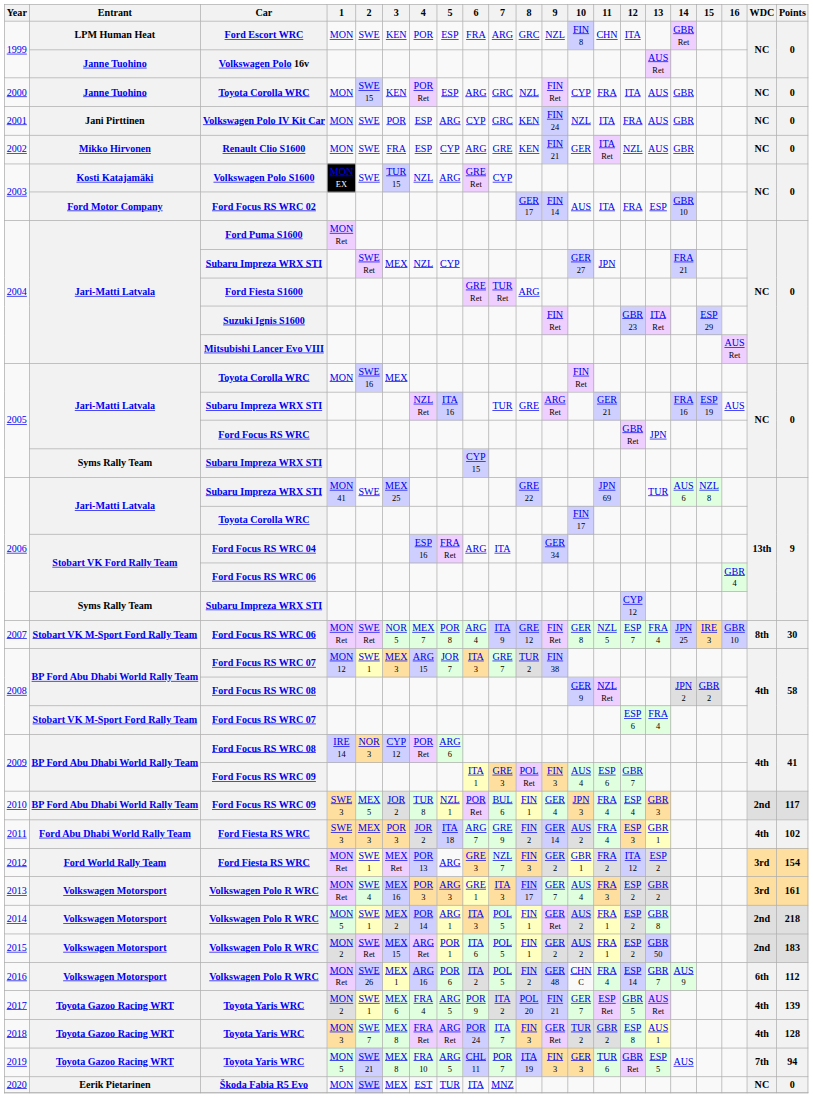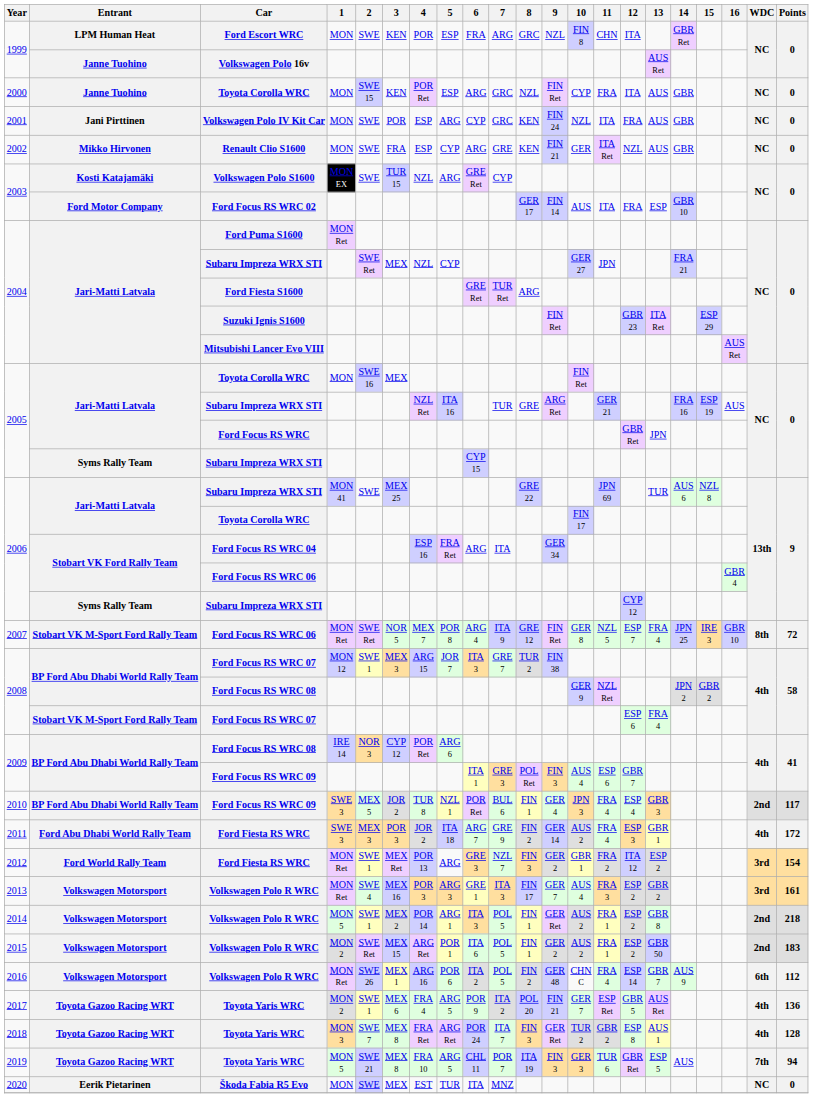(792, 634) 30 -> (792, 634) 72
(792, 834) 102 -> (792, 834) 172
(792, 1005) 139 -> (792, 1005) 136
